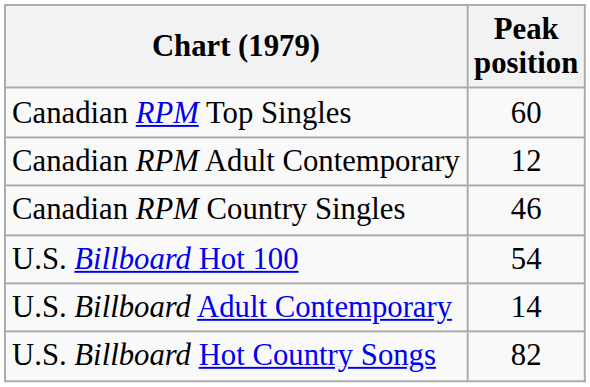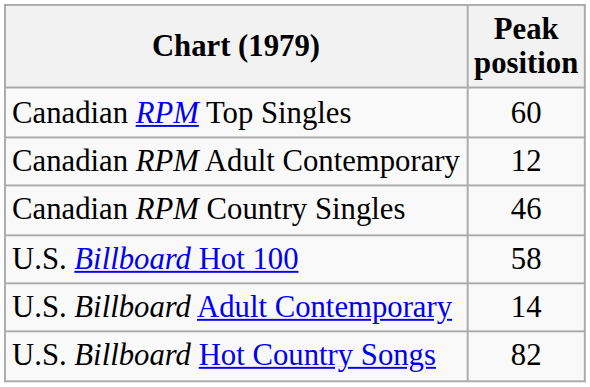(526, 258) 54 -> (526, 258) 58
